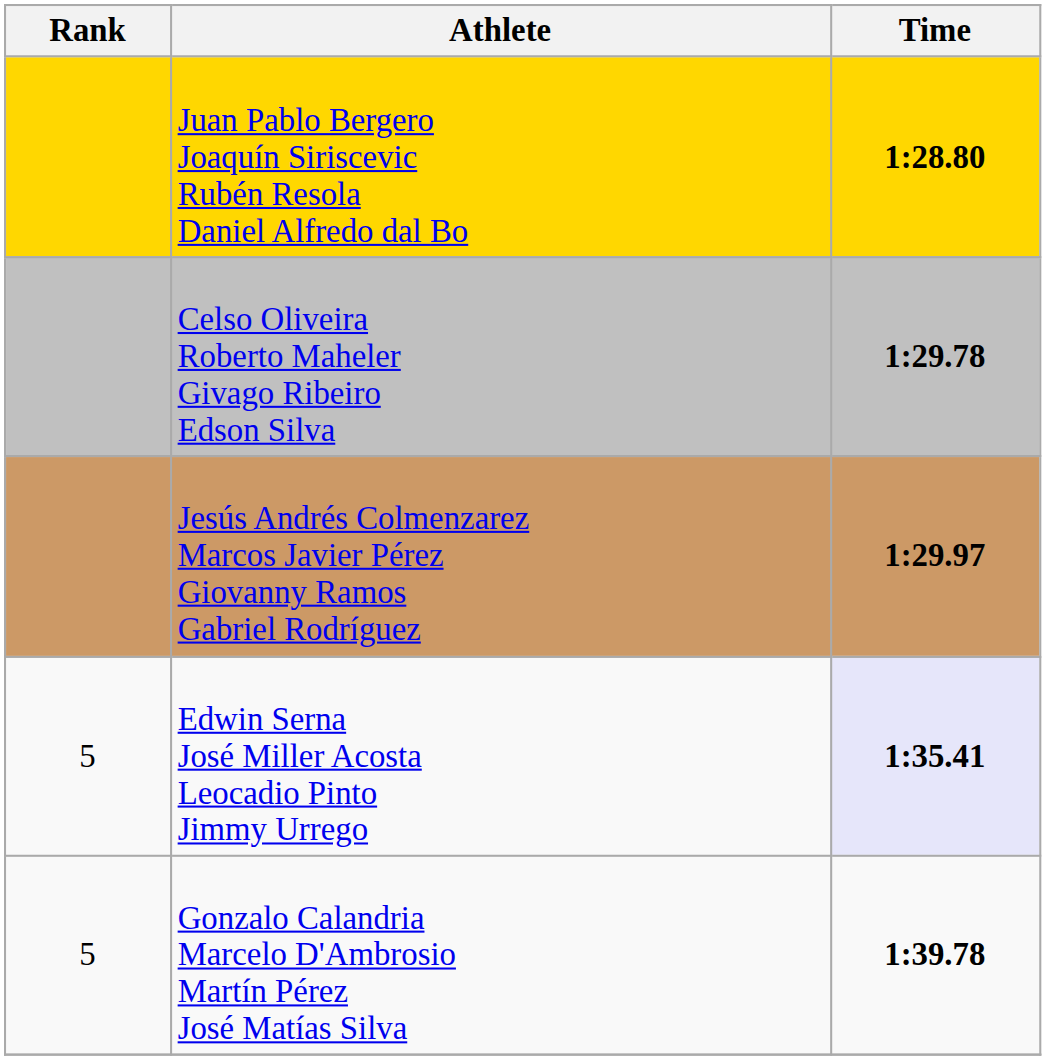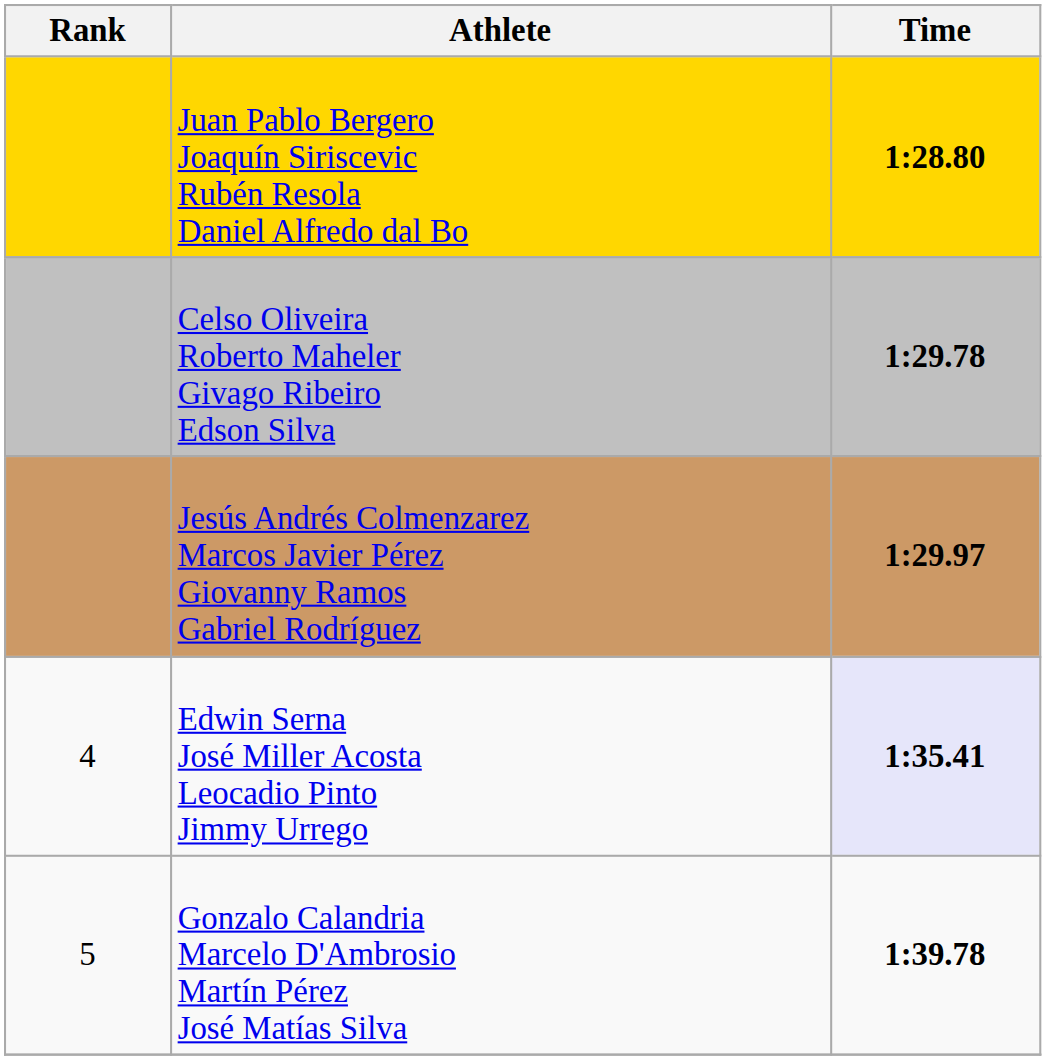(88, 755) 5 -> (88, 755) 4
